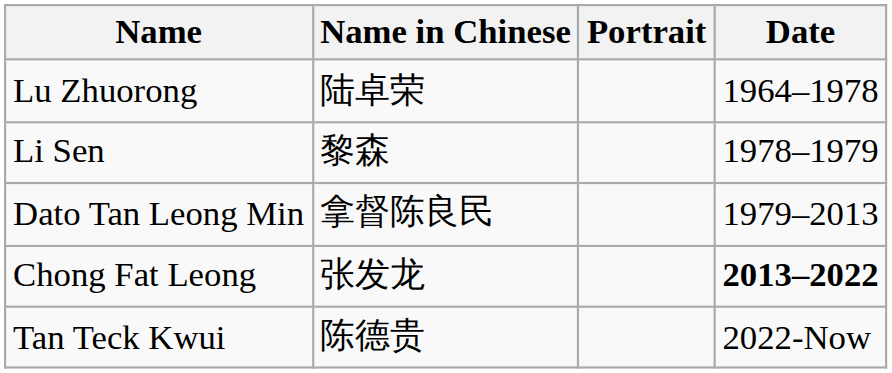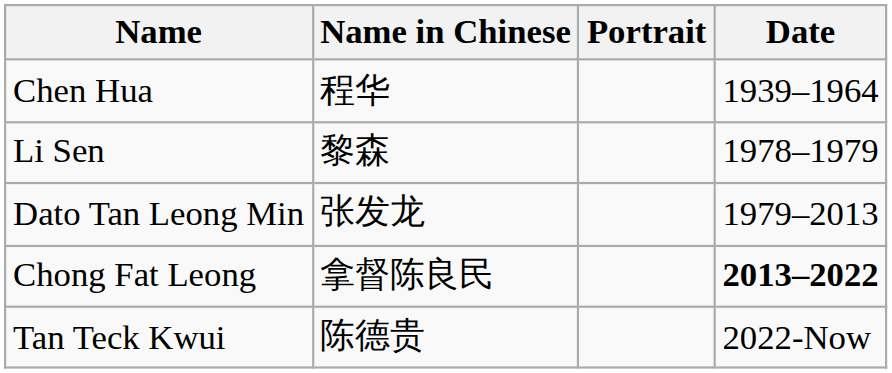+ row: (83, 90)
- row: (105, 90)
(407, 212) 拿督陈良民 -> (372, 212) 张发龙
(372, 273) 张发龙 -> (407, 273) 拿督陈良民
